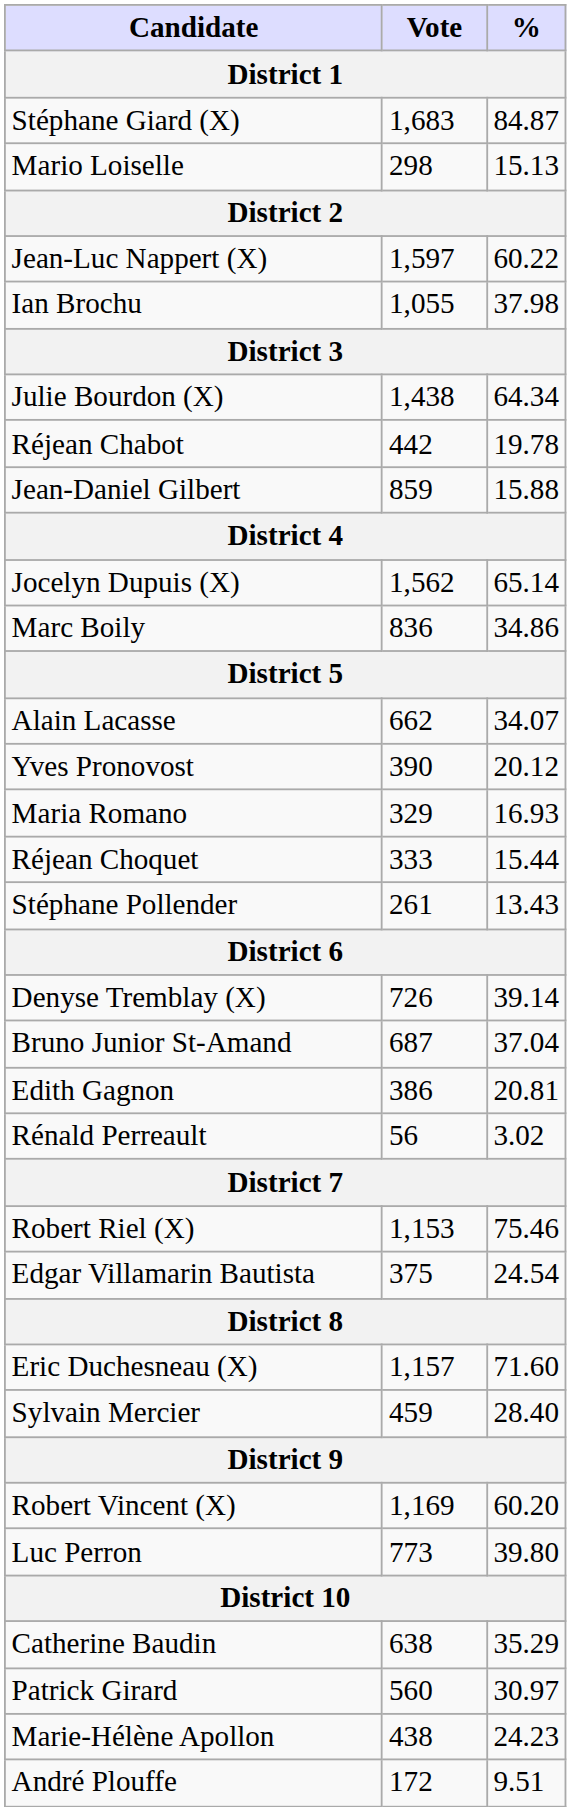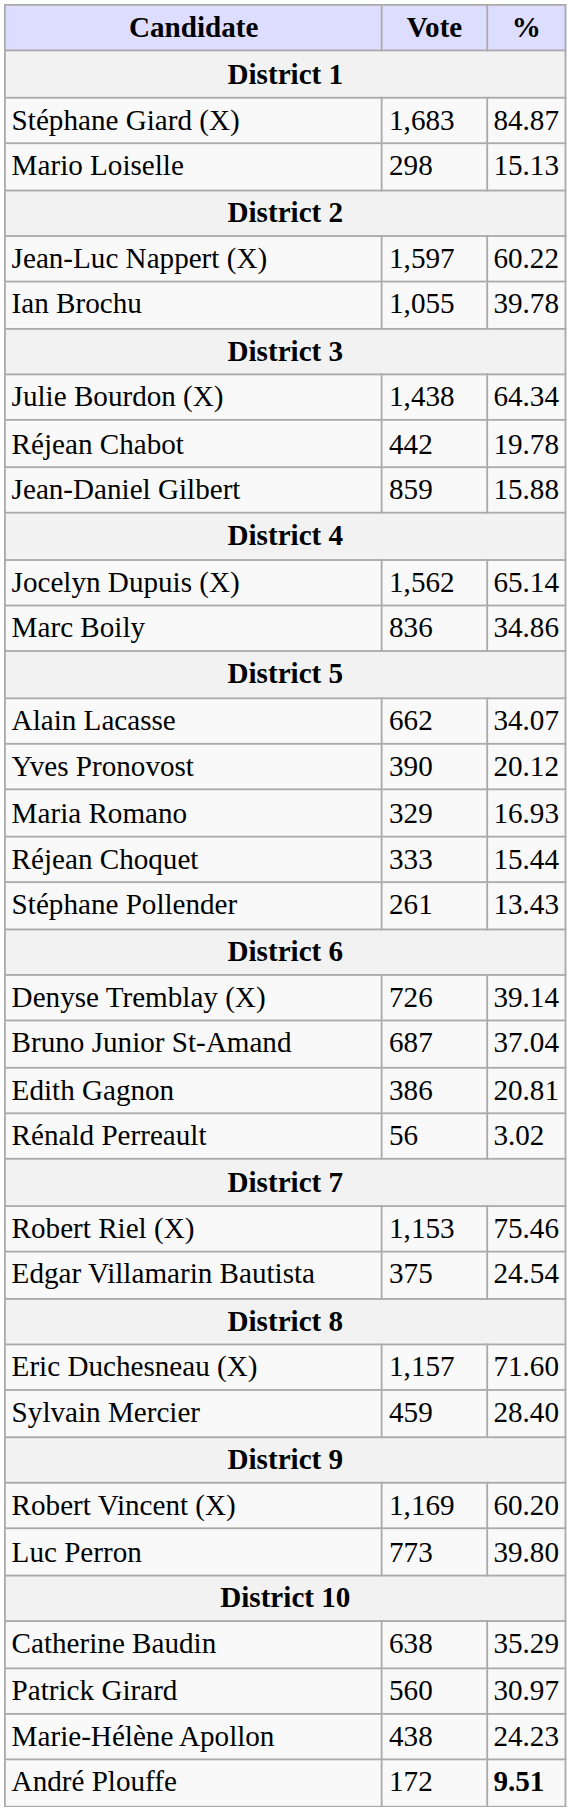(526, 304) 37.98 -> (526, 304) 39.78
(519, 1782) normal -> (519, 1782) bold
